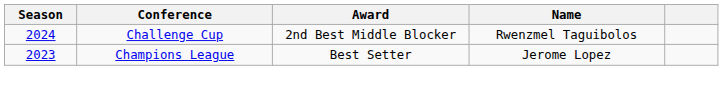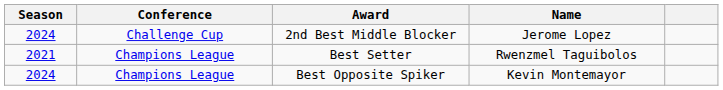(567, 35) Rwenzmel Taguibolos -> (567, 35) Jerome Lopez
(41, 55) 2023 -> (41, 55) 2021
(567, 55) Jerome Lopez -> (567, 55) Rwenzmel Taguibolos
+ row: (371, 75)
